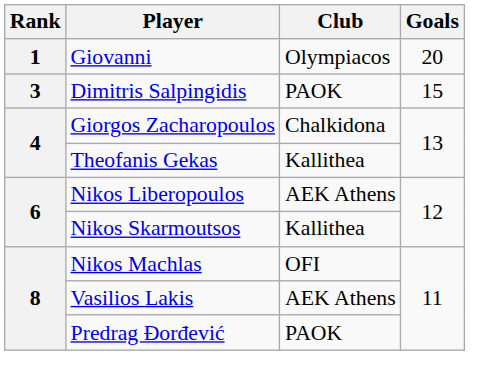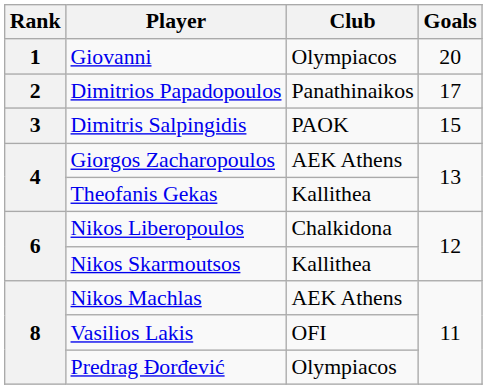+ row: (176, 90)
(335, 125) Chalkidona -> (347, 159) AEK Athens
(340, 194) AEK Athens -> (342, 228) Chalkidona
(303, 263) OFI -> (347, 297) AEK Athens
(340, 297) AEK Athens -> (309, 332) OFI
(314, 332) PAOK -> (344, 366) Olympiacos
